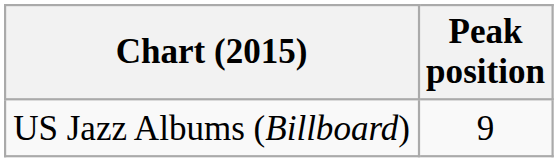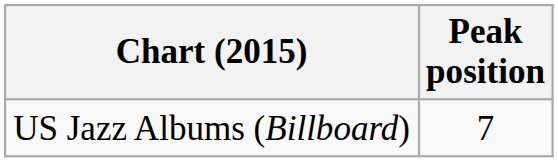(486, 127) 9 -> (486, 127) 7
